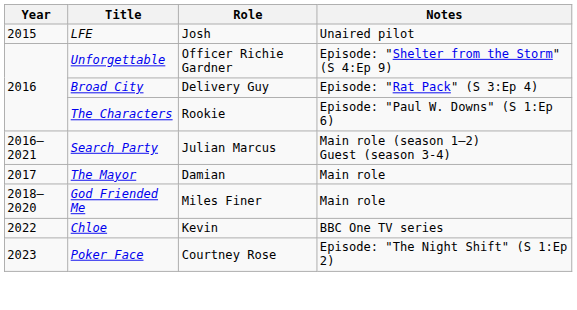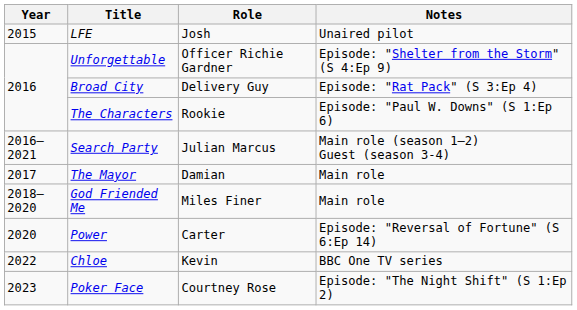+ row: (89, 235)
